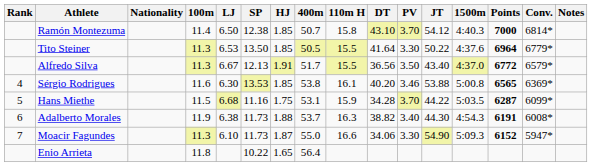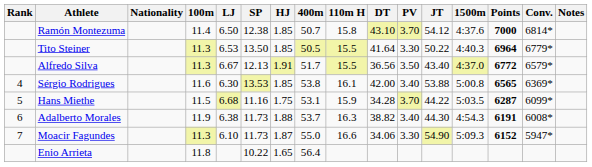(470, 30) 4:40.3 -> (470, 30) 4:37.6
(470, 48) 4:37.6 -> (470, 48) 4:40.3
(383, 83) 40.20 -> (383, 83) 42.00
(410, 83) 3.46 -> (410, 83) 3.40
